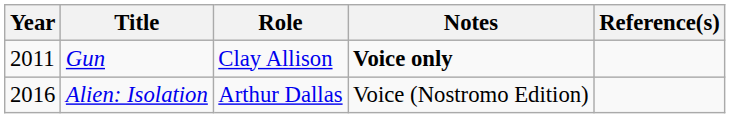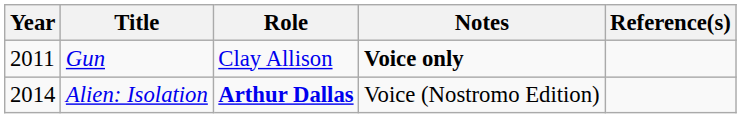(33, 94) 2016 -> (33, 94) 2014
(280, 94) normal -> (286, 94) bold
